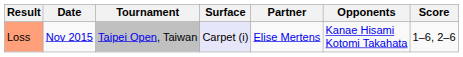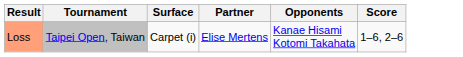- column: (69, 13)
(225, 36) lavender background -> (173, 36) no background
